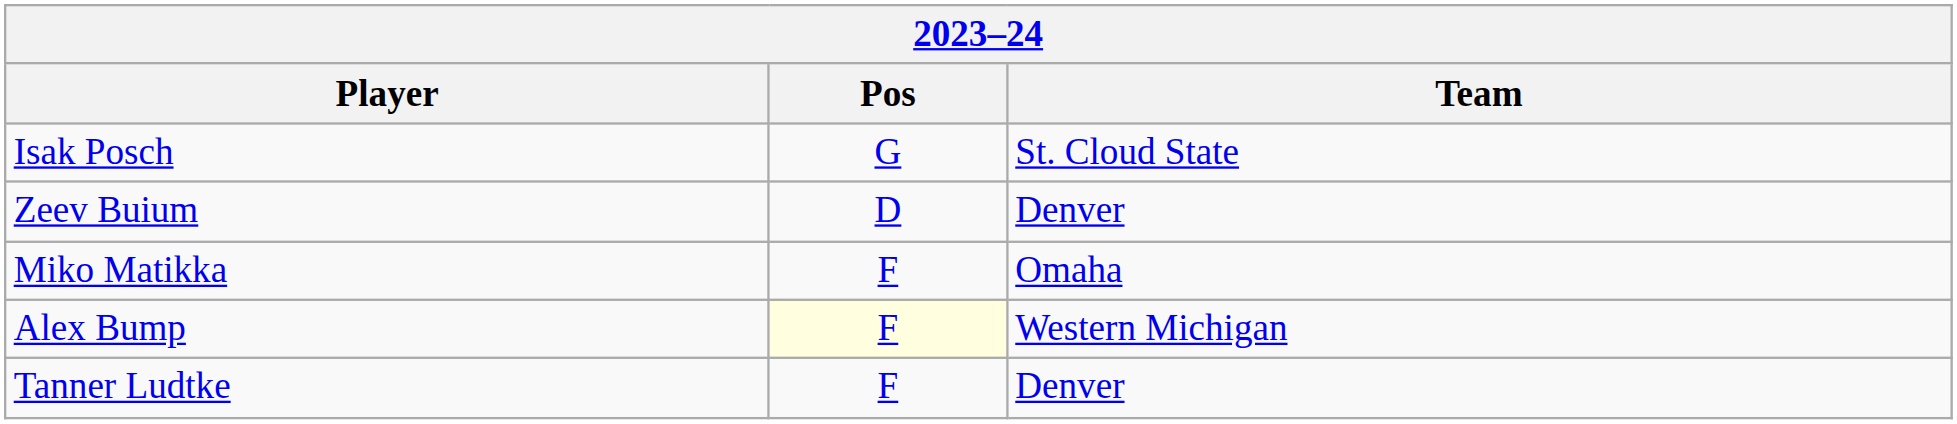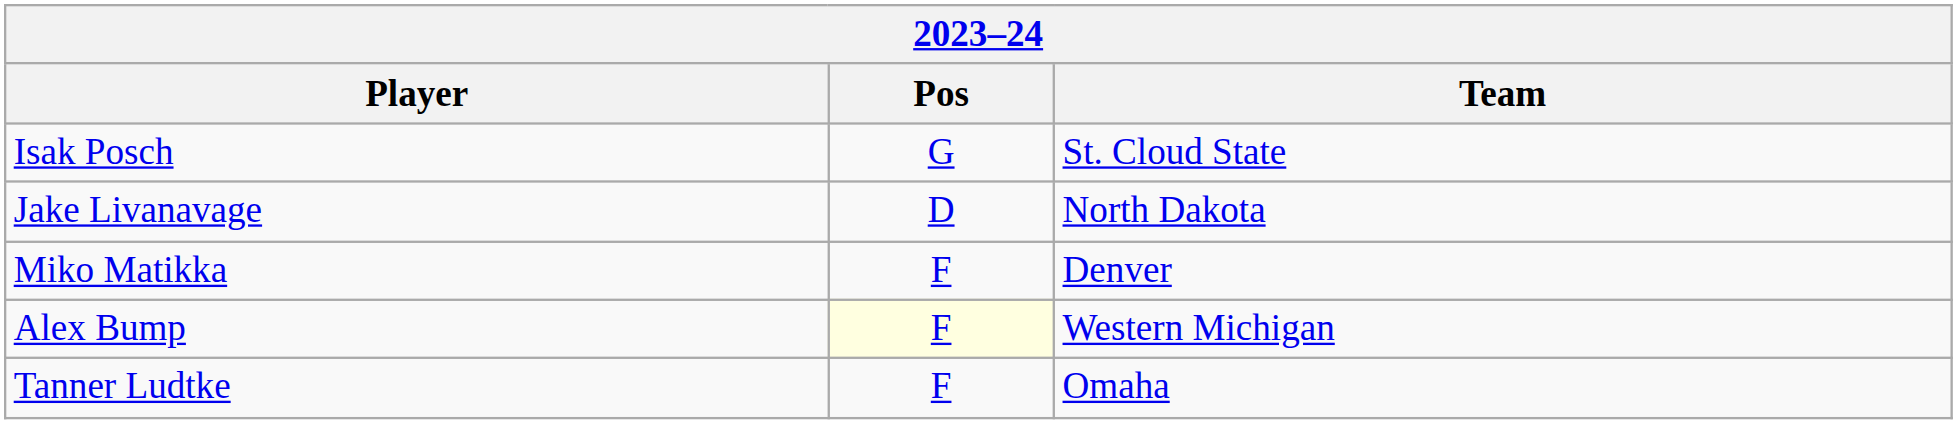- row: (106, 210)
+ row: (138, 210)
(1069, 269) Omaha -> (1117, 269) Denver
(1070, 387) Denver -> (1116, 387) Omaha
